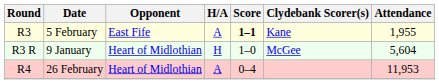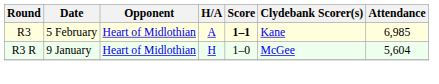(129, 32) East Fife -> (149, 32) Heart of Midlothian
(403, 32) 1,955 -> (397, 32) 6,985
- row: (75, 69)
